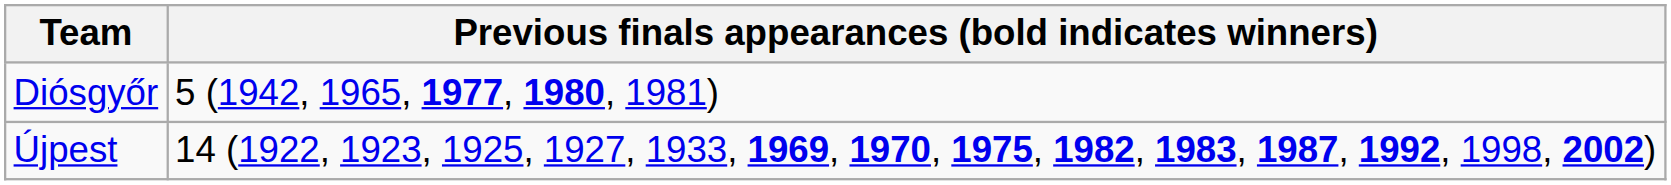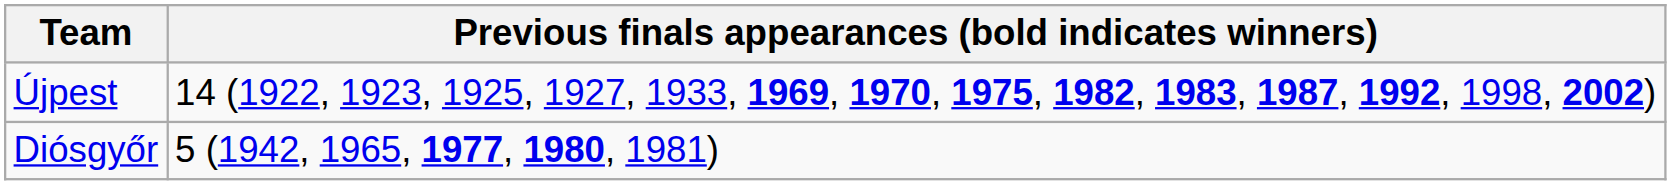rows swapped: (66, 149) <-> (86, 91)
